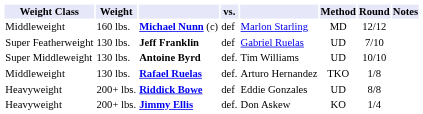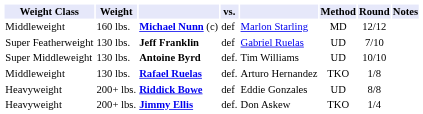(338, 105) KO -> (338, 105) TKO
